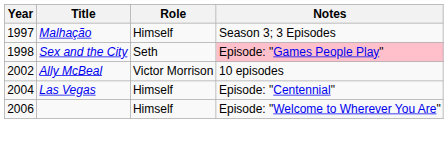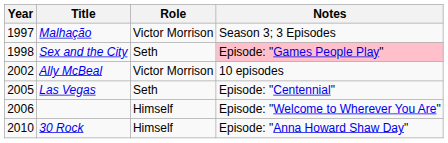(153, 33) Himself -> (173, 33) Victor Morrison
(20, 90) 2004 -> (20, 90) 2005
(153, 90) Himself -> (145, 90) Seth
+ row: (61, 128)
